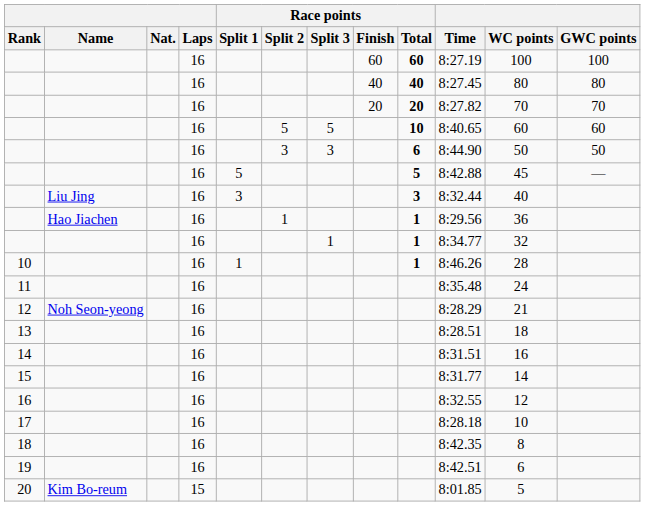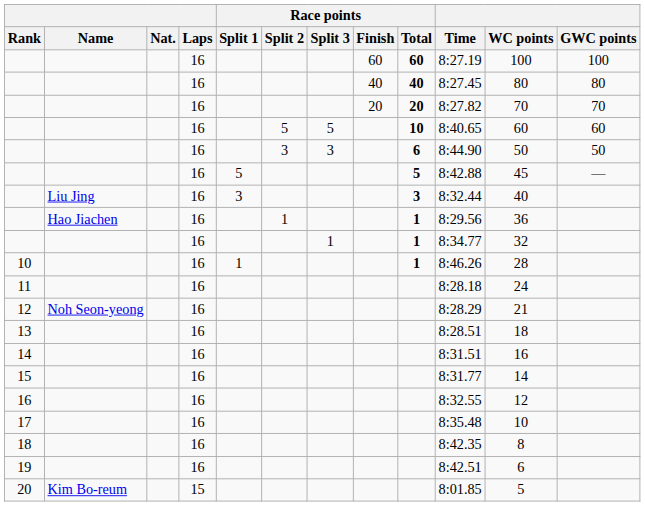(460, 286) 8:35.48 -> (460, 286) 8:28.18
(460, 422) 8:28.18 -> (460, 422) 8:35.48
